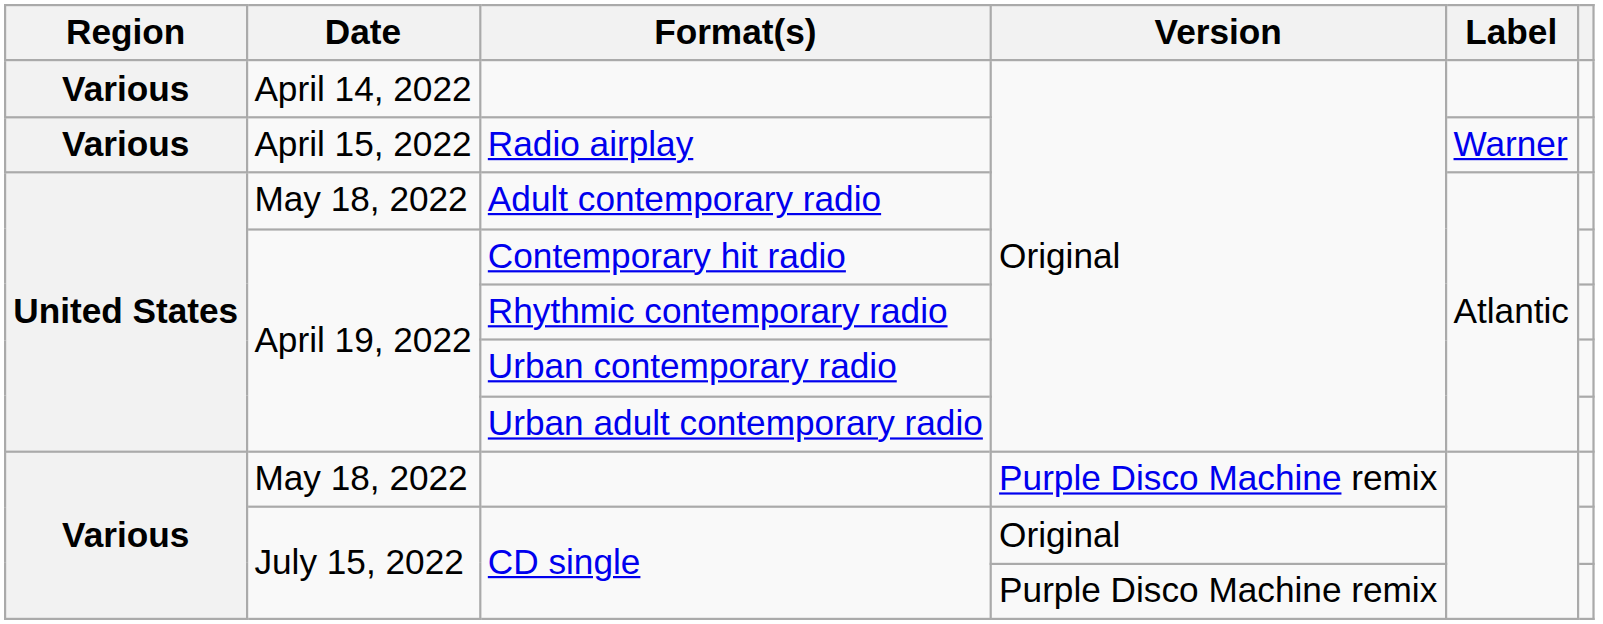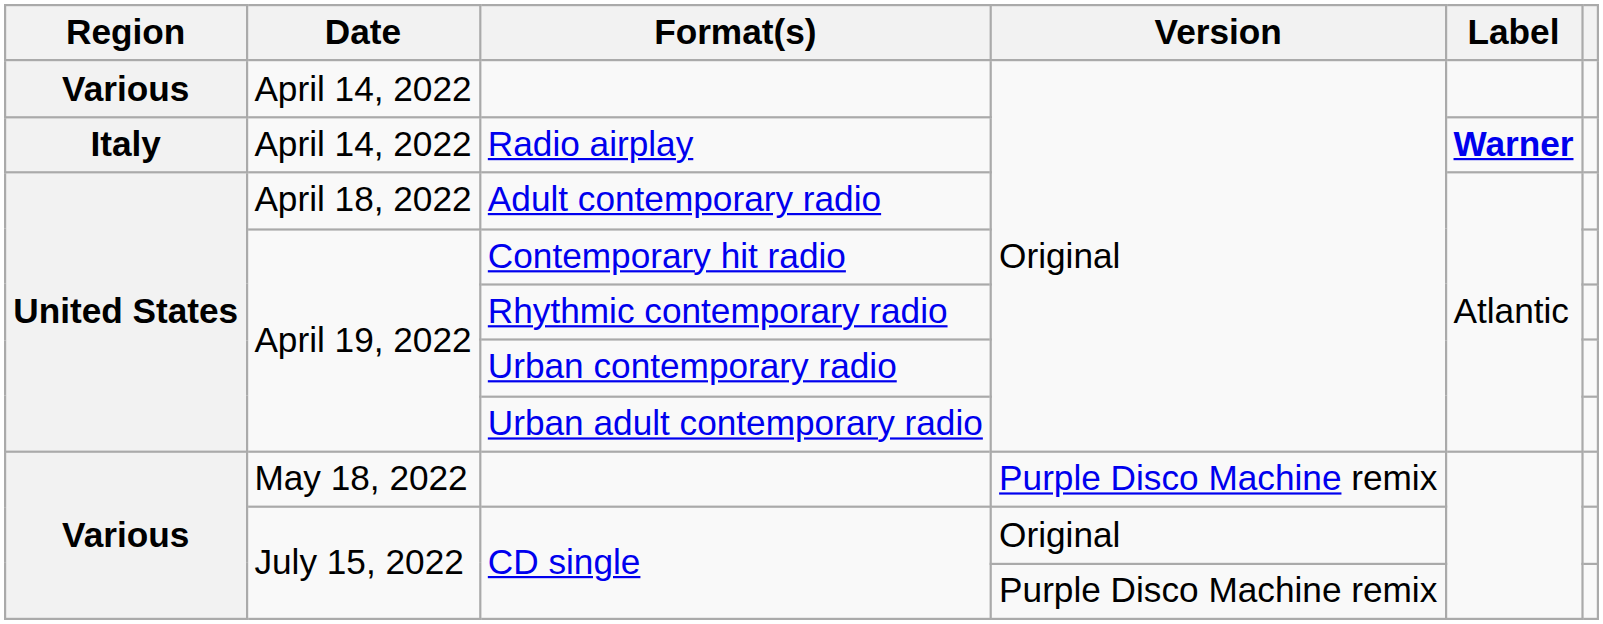(126, 144) Various -> (126, 144) Italy
(363, 144) April 15, 2022 -> (363, 144) April 14, 2022
(1511, 144) normal -> (1514, 144) bold
(361, 199) May 18, 2022 -> (363, 199) April 18, 2022
